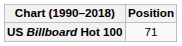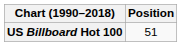(151, 32) 71 -> (151, 32) 51
